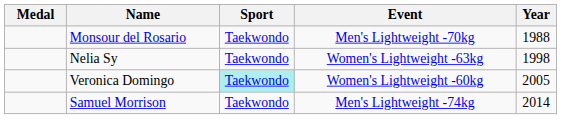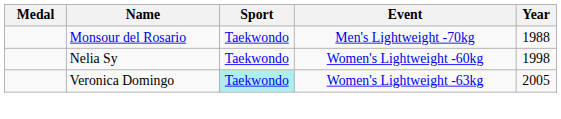(405, 59) Women's Lightweight -63kg -> (405, 59) Women's Lightweight -60kg
(405, 80) Women's Lightweight -60kg -> (405, 80) Women's Lightweight -63kg
- row: (118, 102)
